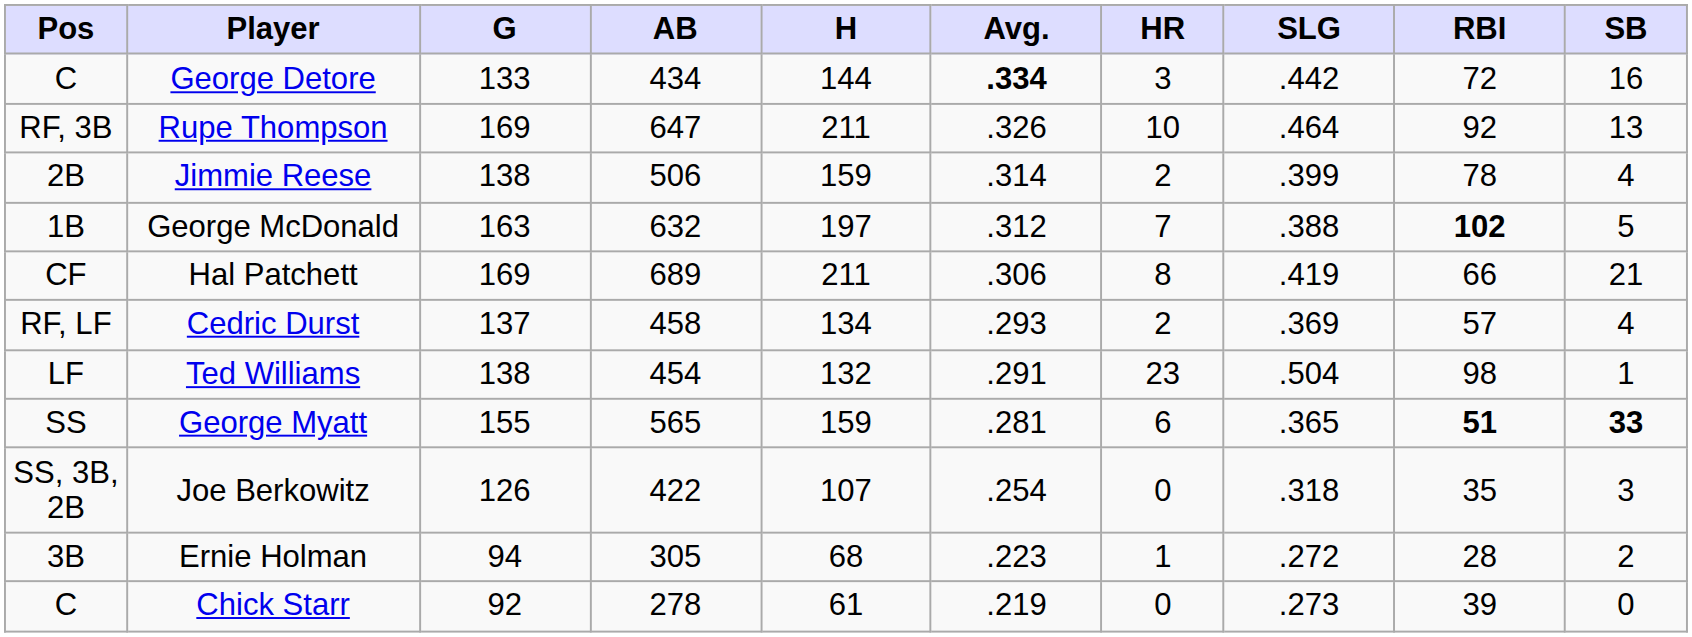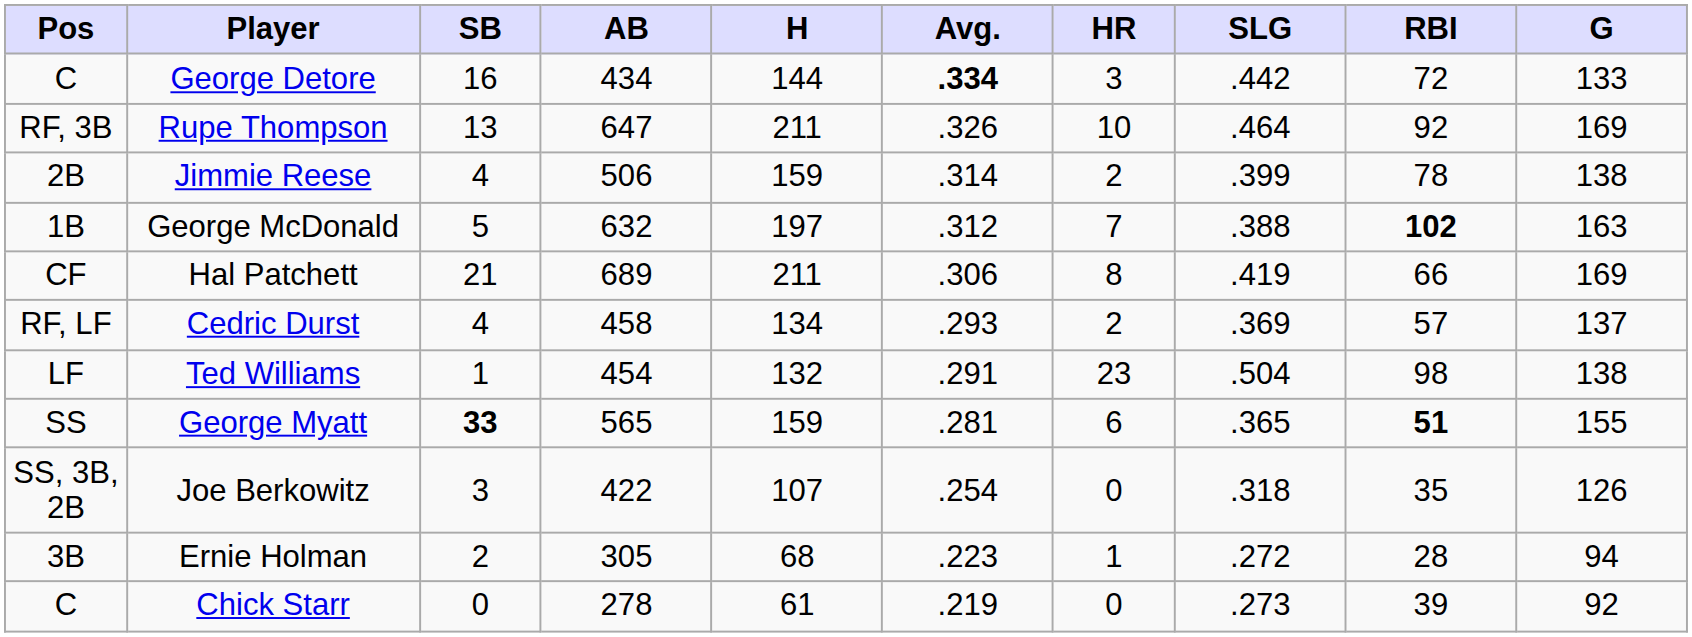columns swapped: (505, 29) <-> (1626, 29)
